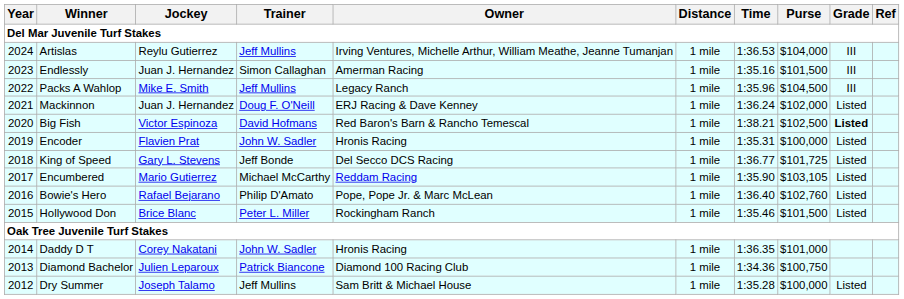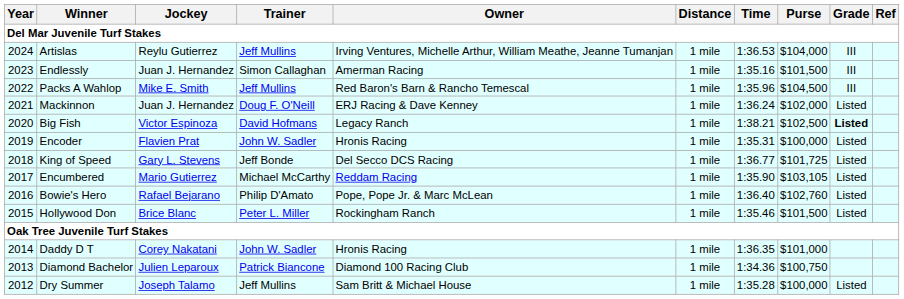(372, 87) Legacy Ranch -> (432, 87) Red Baron's Barn & Rancho Temescal
(432, 123) Red Baron's Barn & Rancho Temescal -> (372, 123) Legacy Ranch
